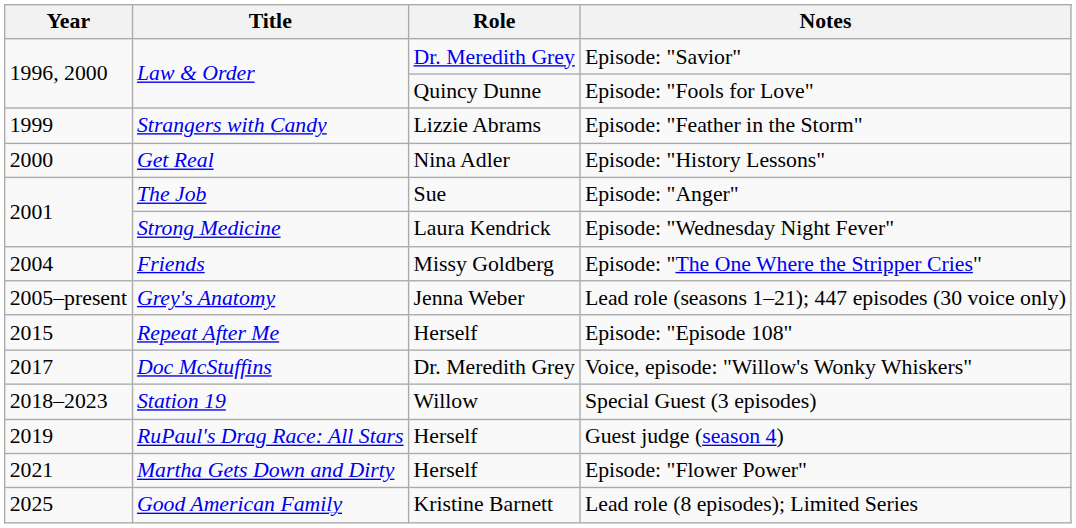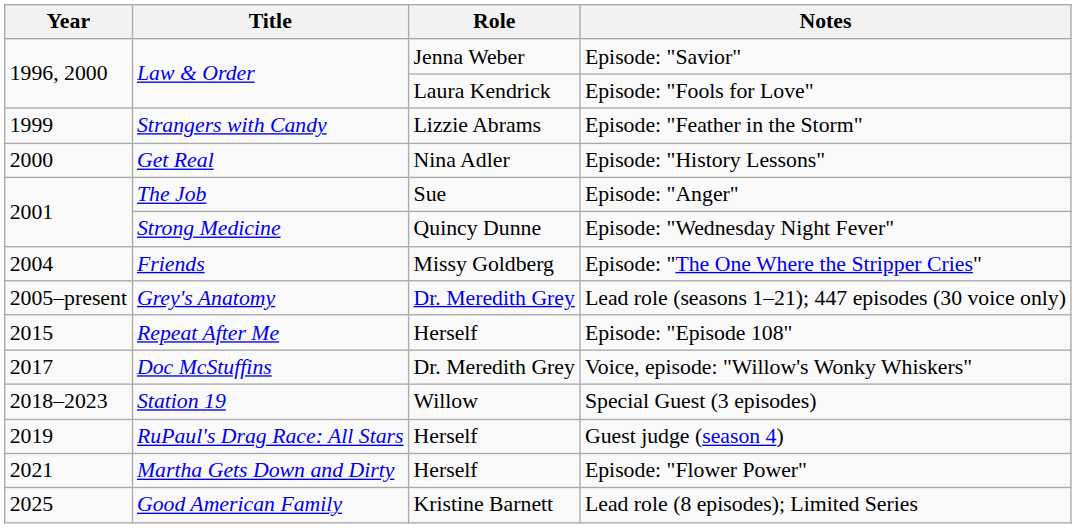(494, 56) Dr. Meredith Grey -> (469, 56) Jenna Weber
(477, 90) Quincy Dunne -> (482, 90) Laura Kendrick
(482, 228) Laura Kendrick -> (477, 228) Quincy Dunne
(469, 297) Jenna Weber -> (494, 297) Dr. Meredith Grey
